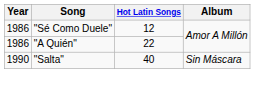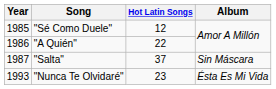(18, 28) 1986 -> (18, 28) 1985
(18, 60) 1990 -> (18, 60) 1987
(149, 60) 40 -> (160, 60) 37
+ row: (79, 76)
